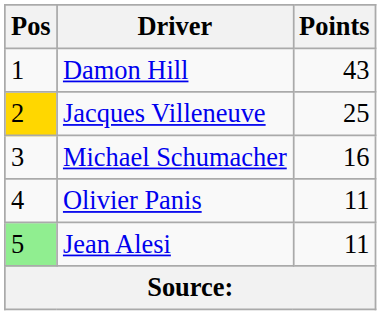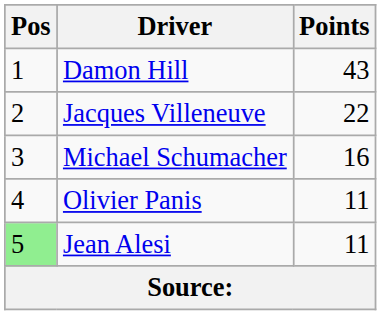(18, 113) gold background -> (18, 113) no background
(356, 113) 25 -> (356, 113) 22
